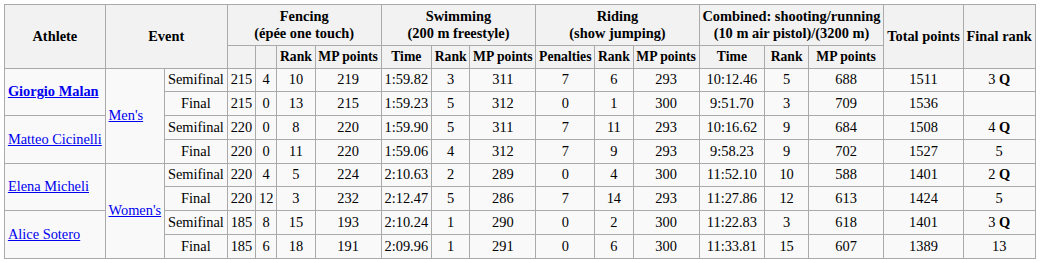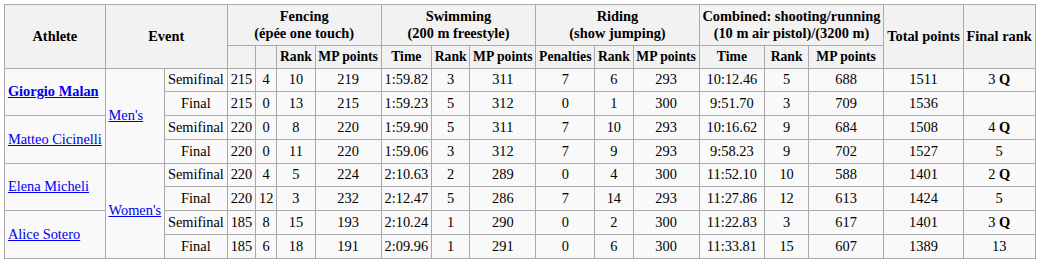(614, 127) 11 -> (614, 127) 10
(451, 151) 4 -> (451, 151) 3
(846, 222) 618 -> (846, 222) 617
